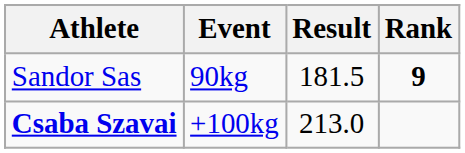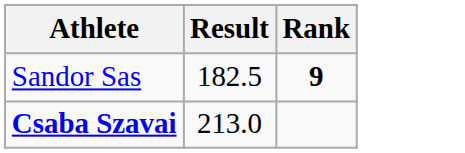- column: (234, 28)
(332, 76) 181.5 -> (229, 76) 182.5
